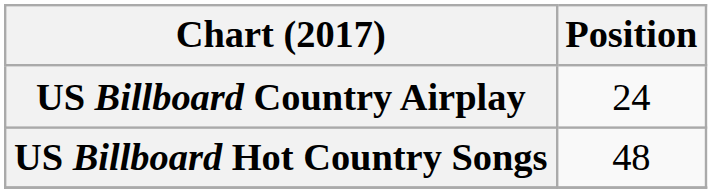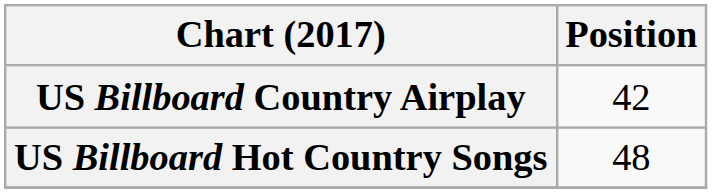(631, 95) 24 -> (631, 95) 42
